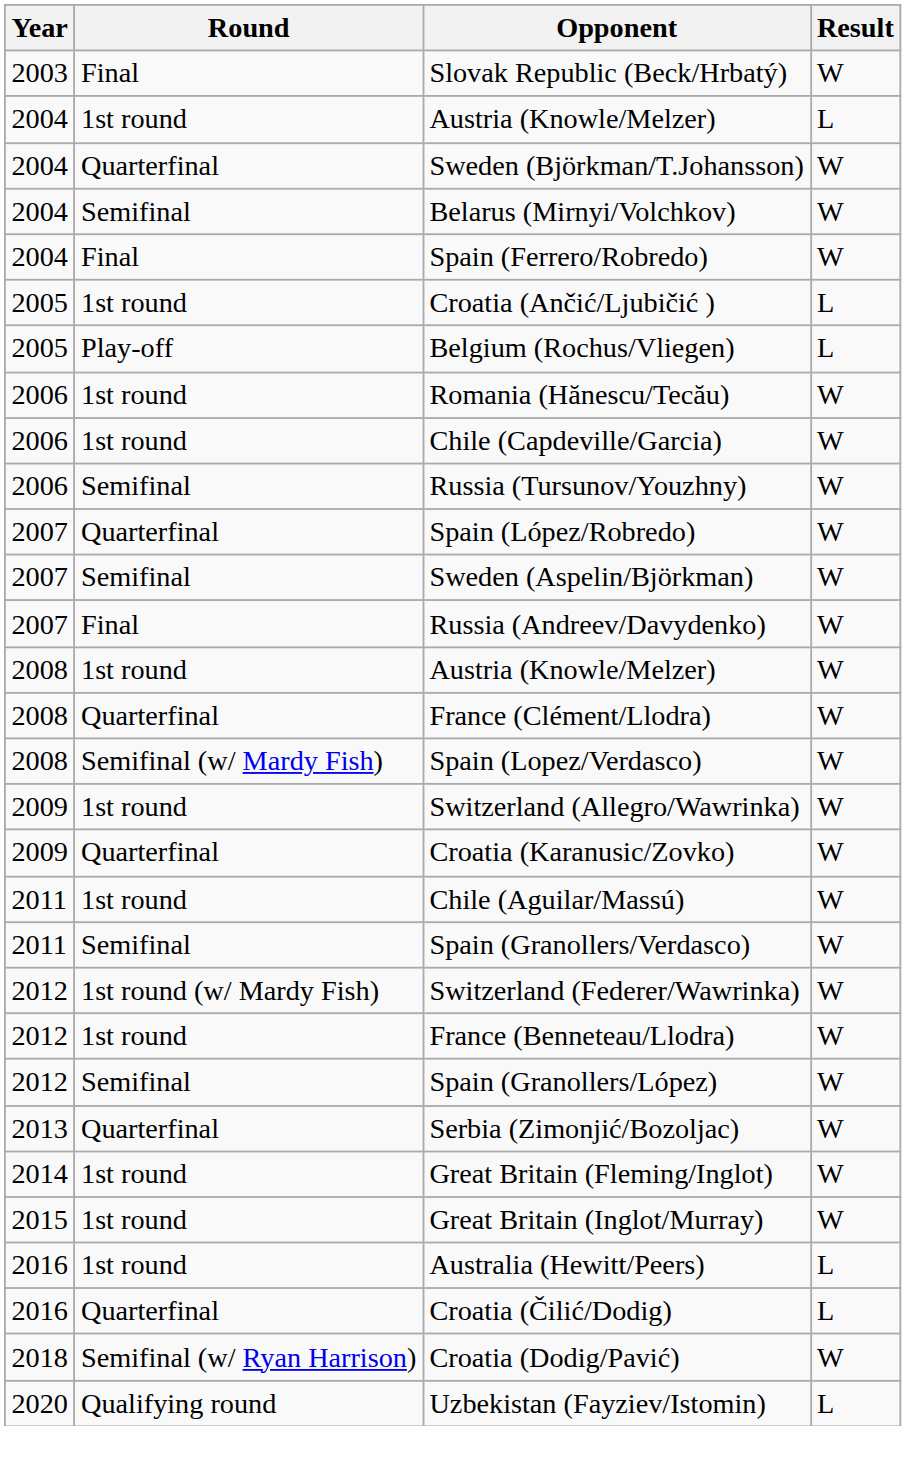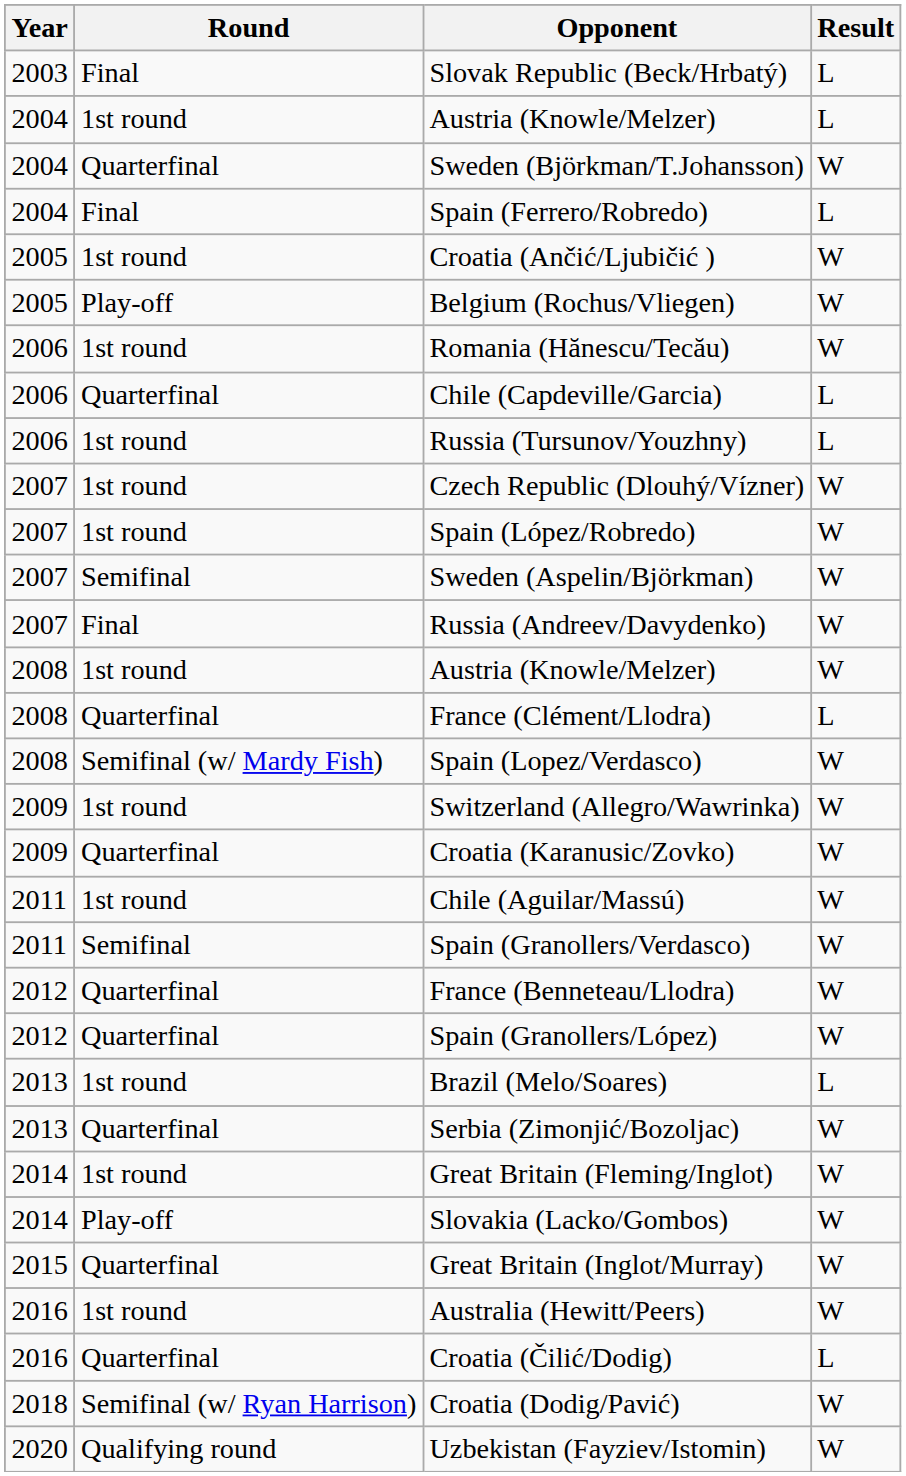(830, 72) W -> (826, 72) L
- row: (40, 210)
(830, 256) W -> (826, 210) L
(826, 301) L -> (831, 256) W
(826, 347) L -> (831, 301) W
(134, 439) 1st round -> (150, 393) Quarterfinal
(830, 439) W -> (826, 393) L
(136, 485) Semifinal -> (134, 439) 1st round
(830, 485) W -> (826, 439) L
+ row: (40, 485)
(150, 531) Quarterfinal -> (134, 531) 1st round
(830, 714) W -> (826, 714) L
- row: (40, 989)
(134, 1035) 1st round -> (150, 989) Quarterfinal
(136, 1081) Semifinal -> (150, 1035) Quarterfinal
+ row: (40, 1081)
+ row: (40, 1218)
(134, 1218) 1st round -> (150, 1264) Quarterfinal
(826, 1264) L -> (831, 1310) W
(826, 1402) L -> (831, 1448) W
